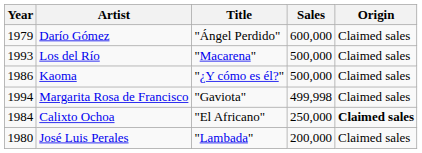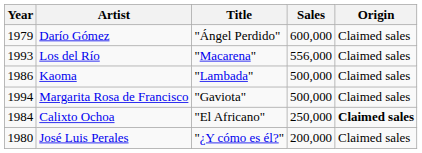(311, 55) 500,000 -> (311, 55) 556,000
(239, 76) "¿Y cómo es él?" -> (224, 76) "Lambada"
(311, 96) 499,998 -> (311, 96) 500,000
(224, 138) "Lambada" -> (239, 138) "¿Y cómo es él?"
